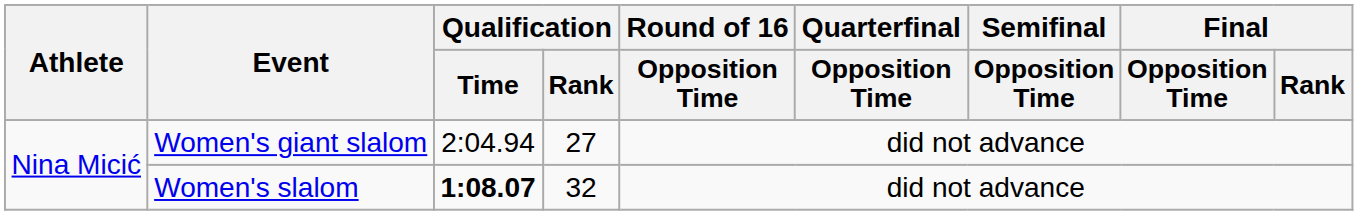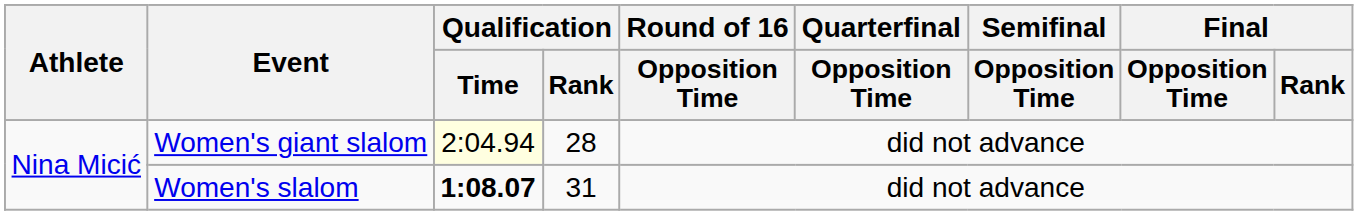(488, 143) no background -> (488, 143) lightyellow background
(581, 143) 27 -> (581, 143) 28
(581, 187) 32 -> (581, 187) 31
